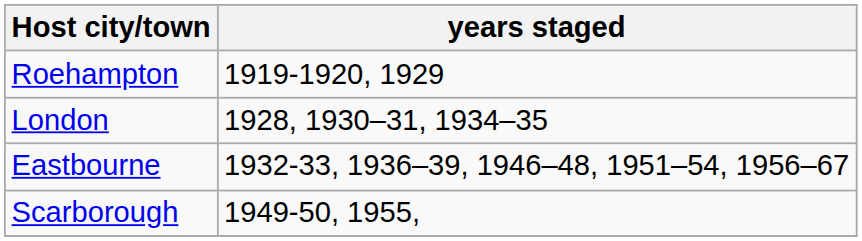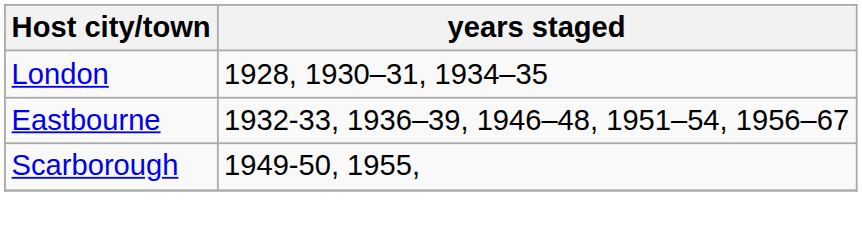- row: (95, 73)
